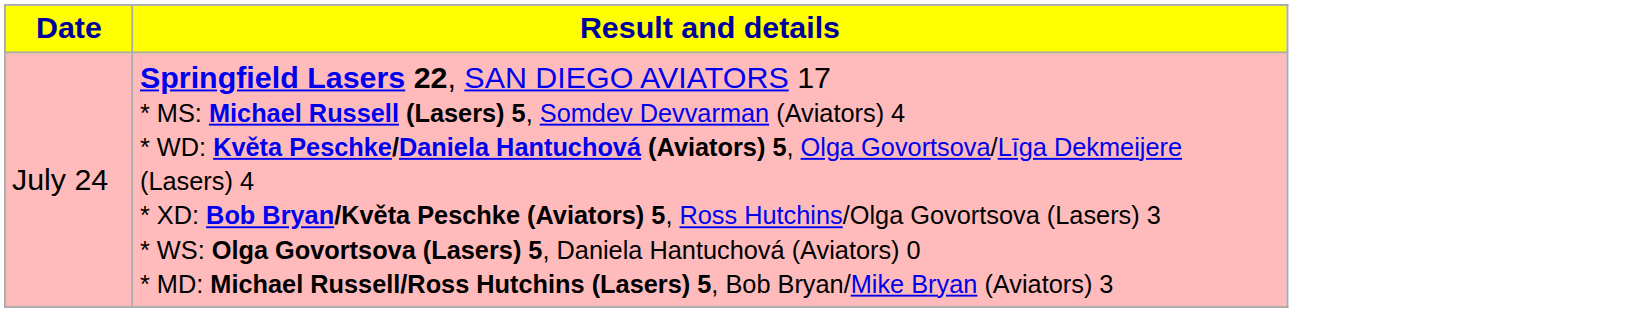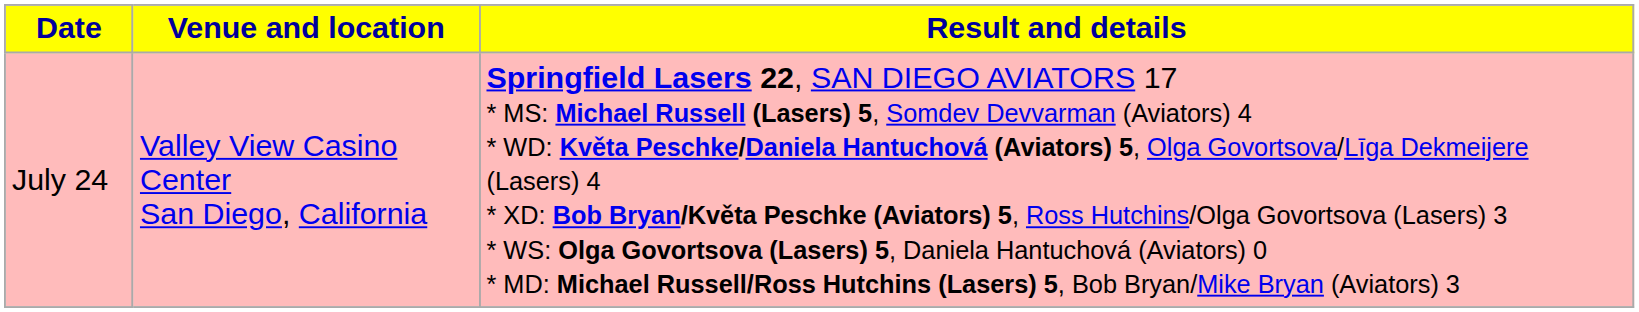+ column: (306, 28)
